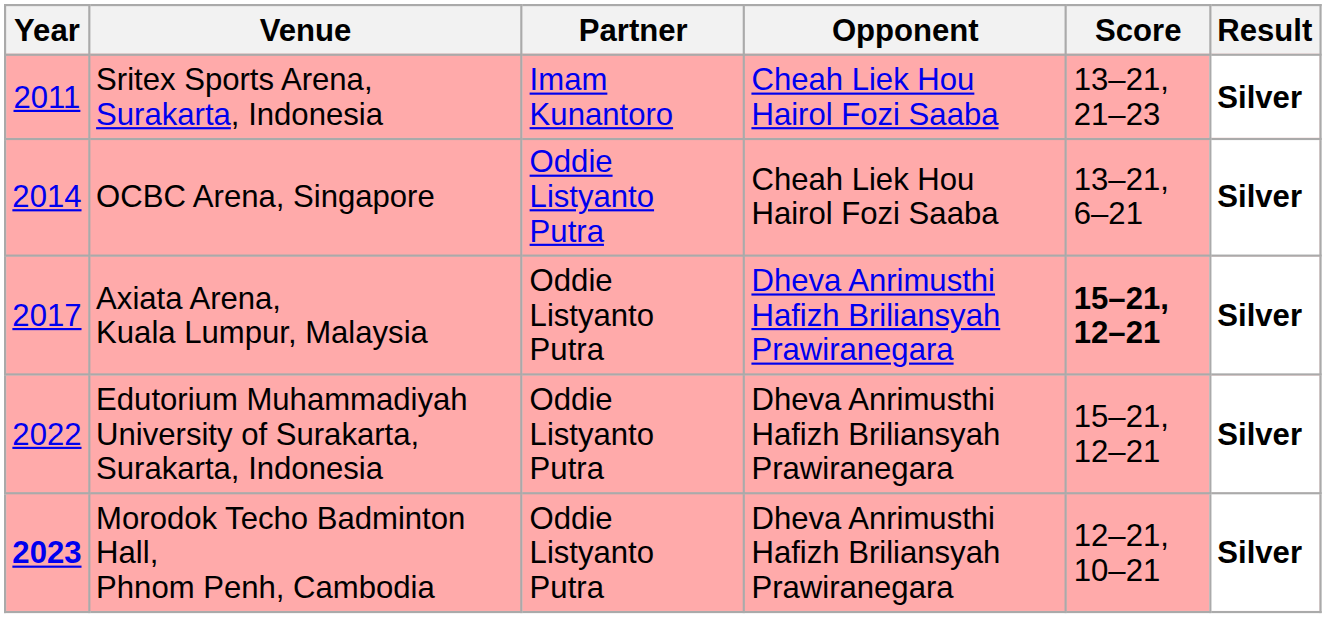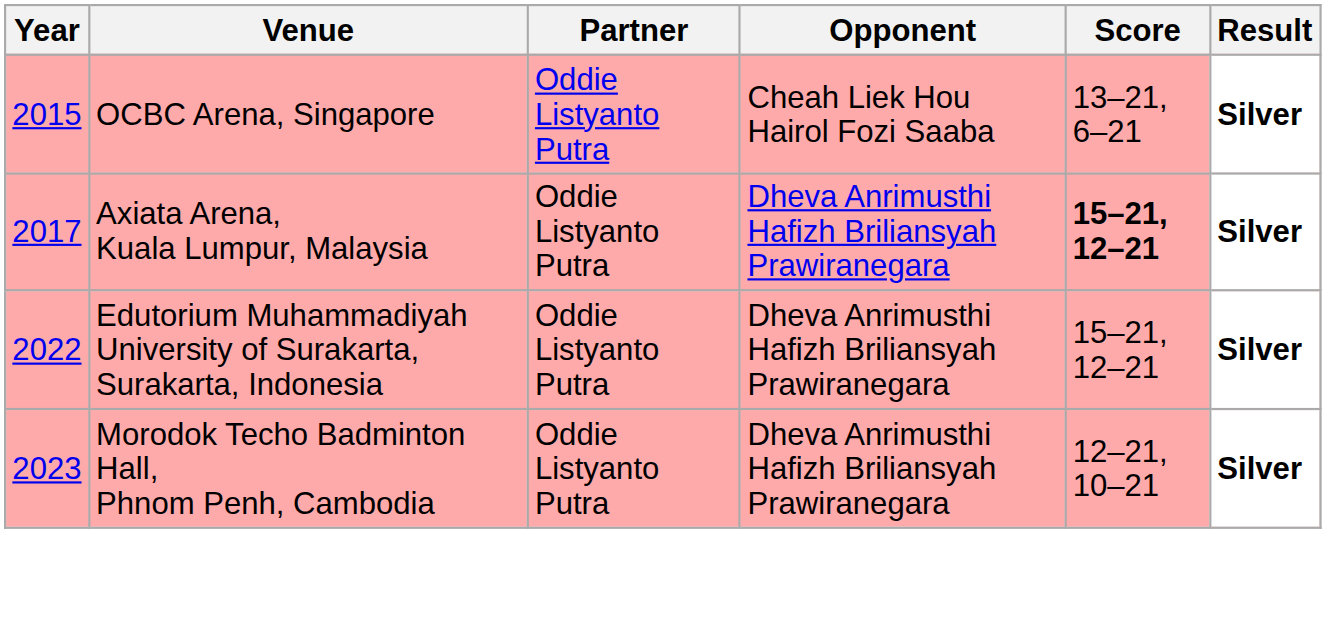- row: (240, 96)
(47, 197) 2014 -> (47, 114) 2015
(47, 552) bold -> (47, 469) normal
